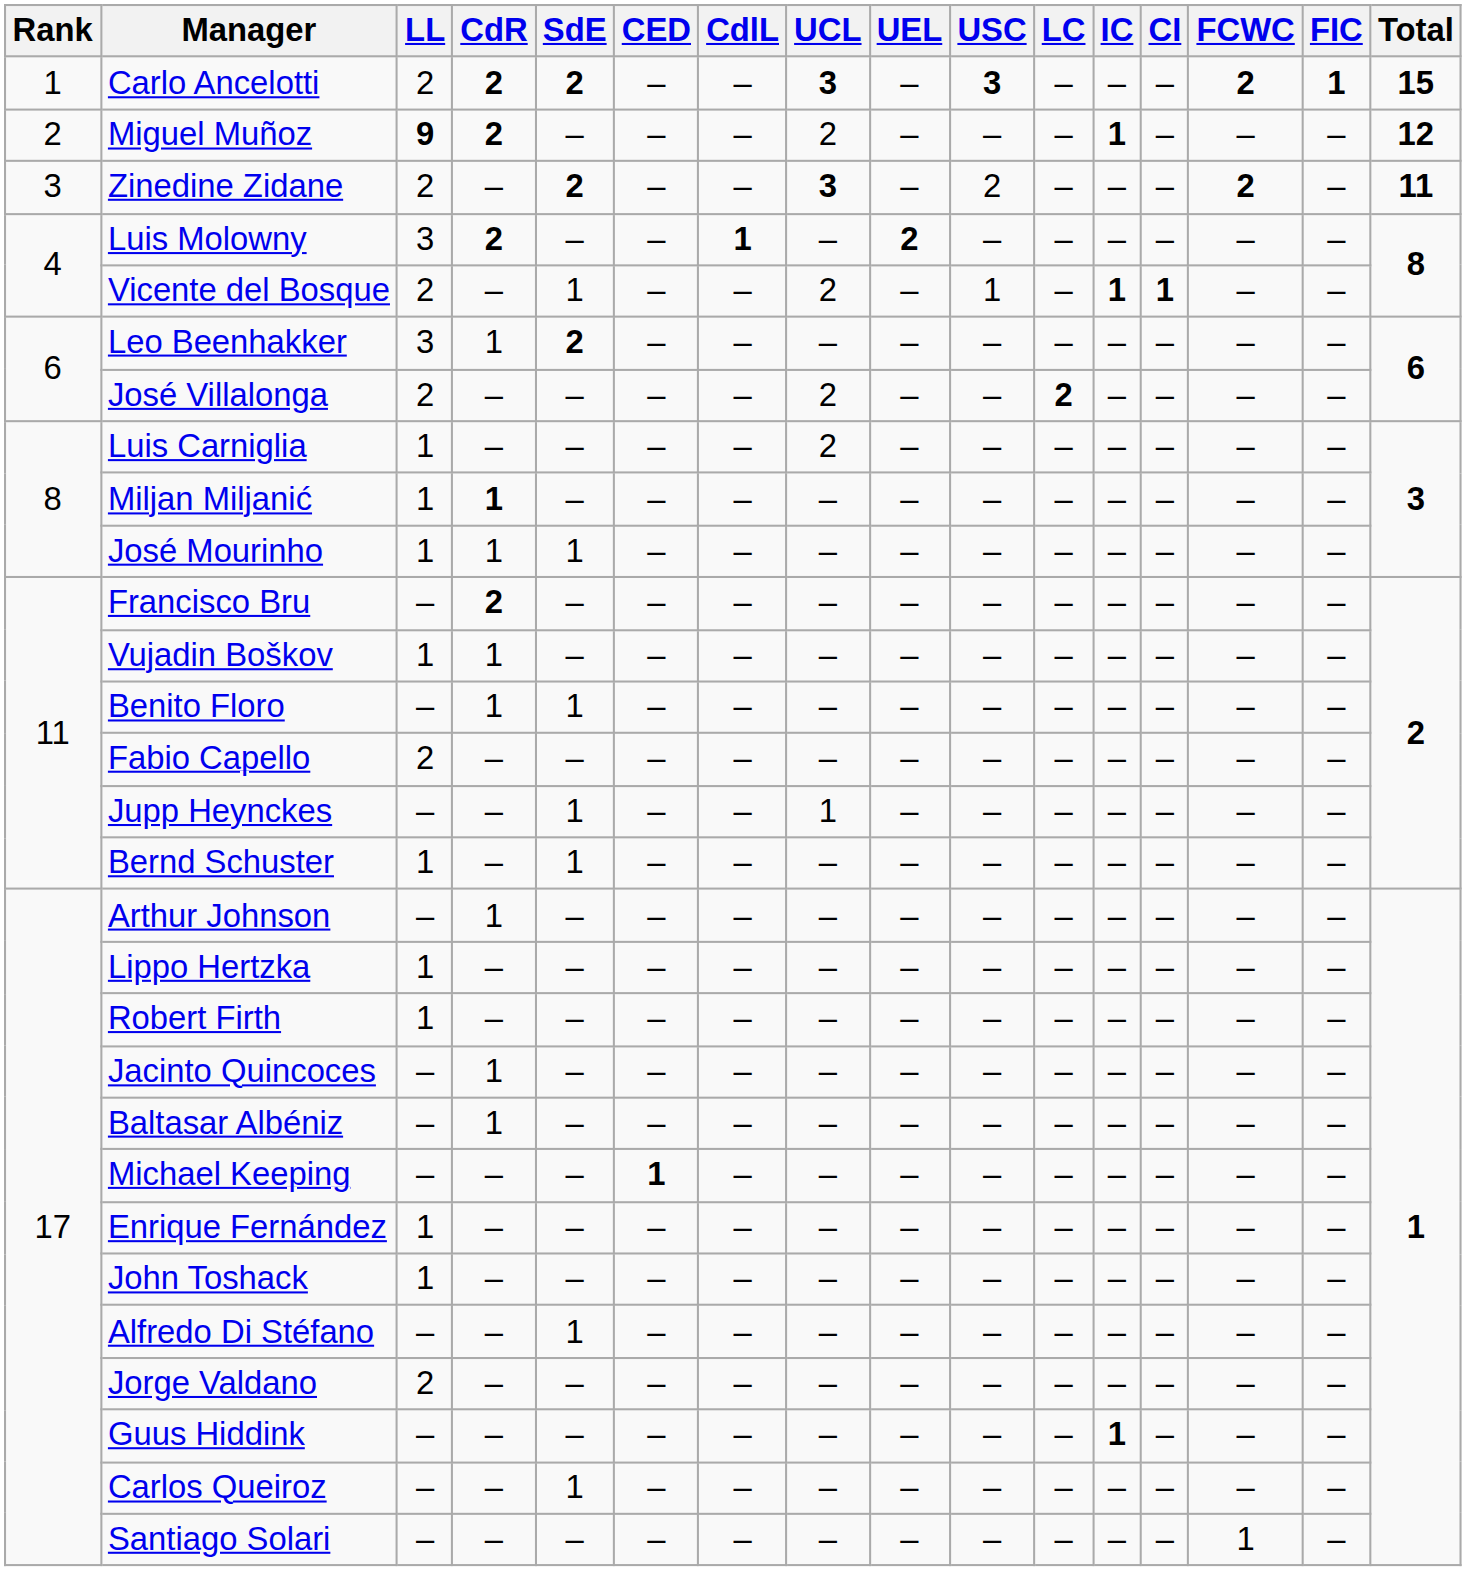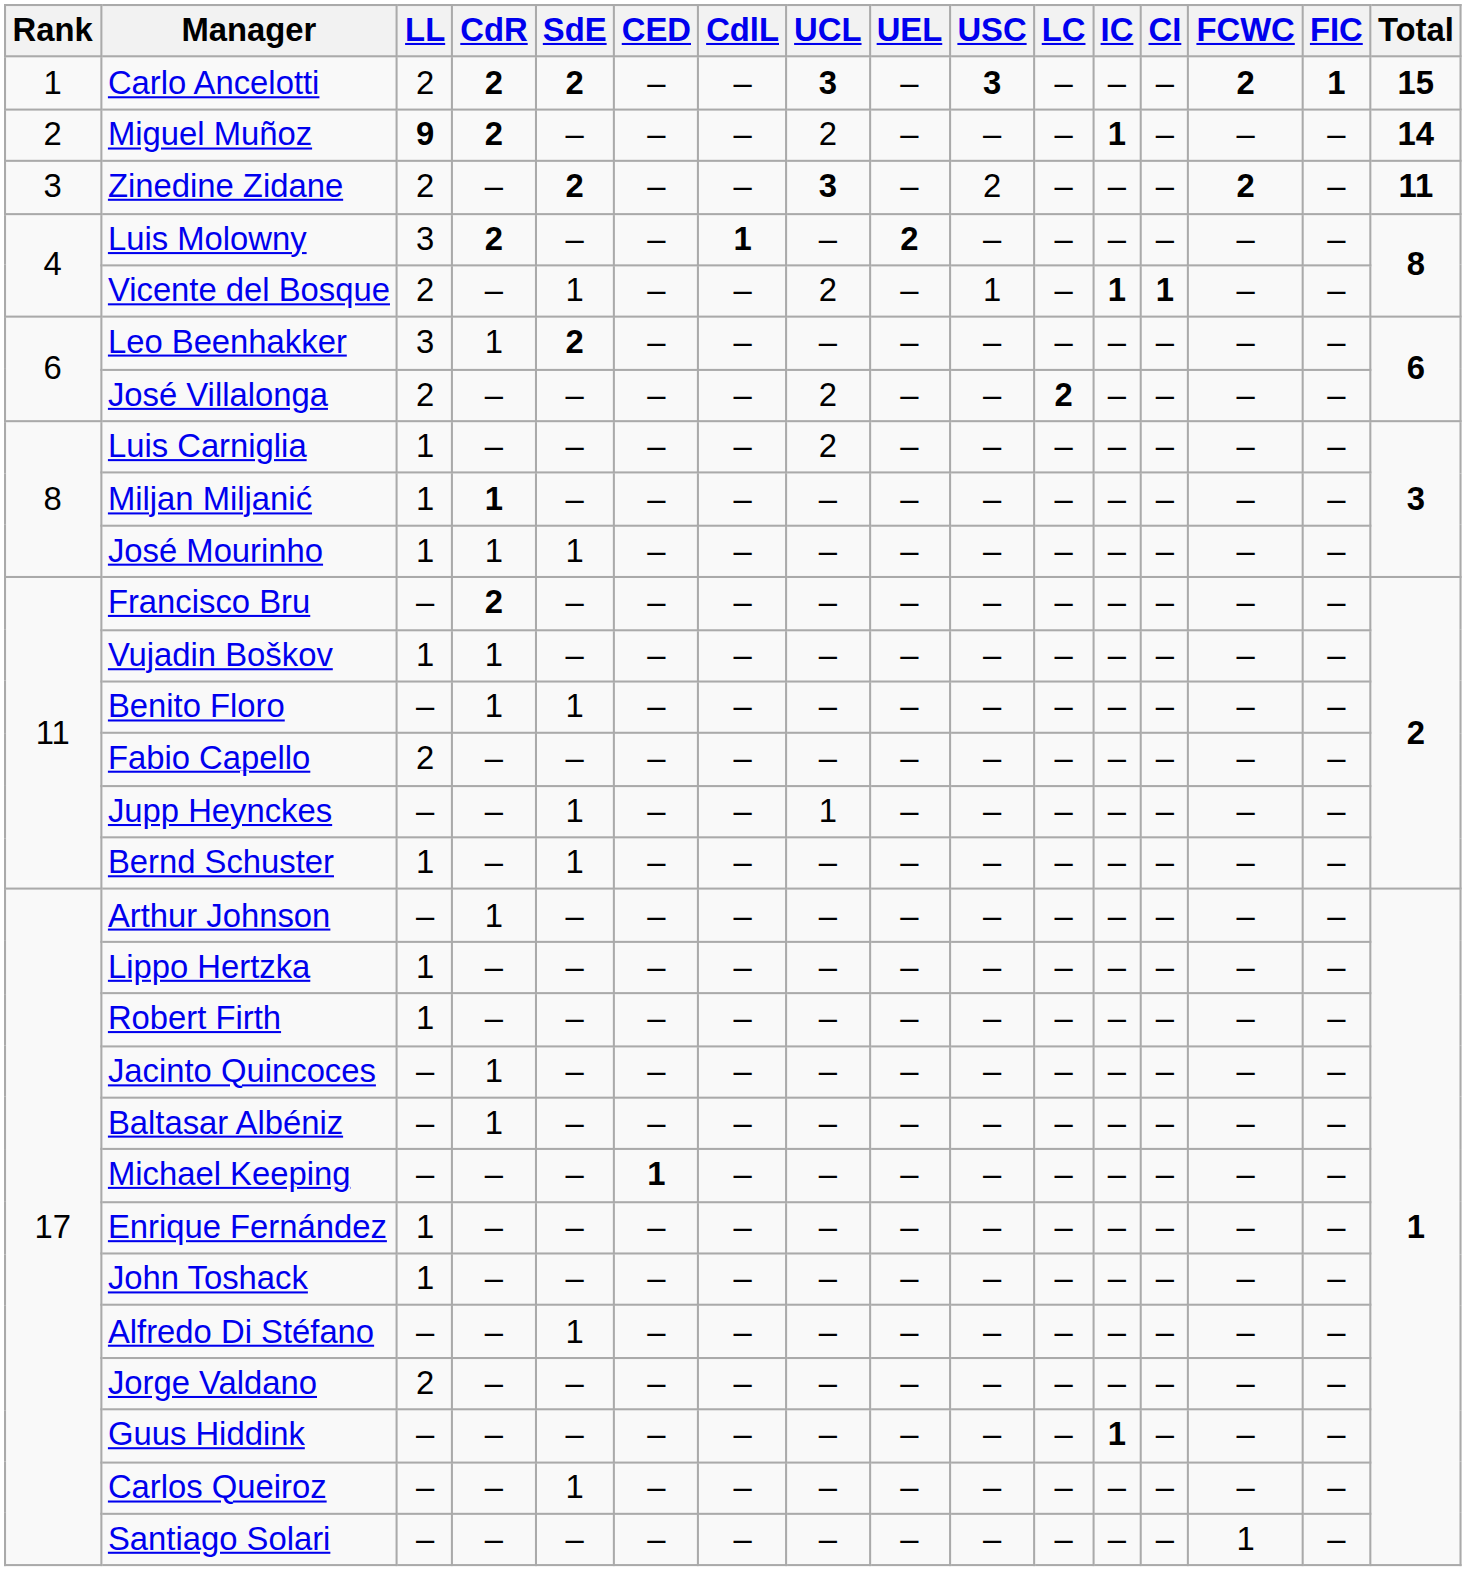(1416, 134) 12 -> (1416, 134) 14
